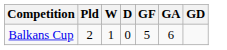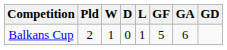+ column: (142, 14)
